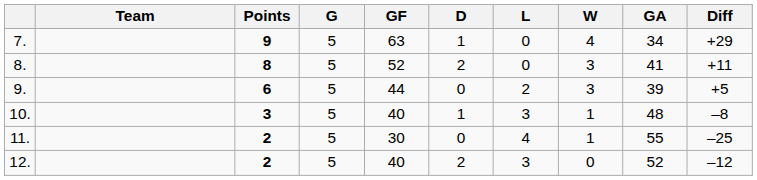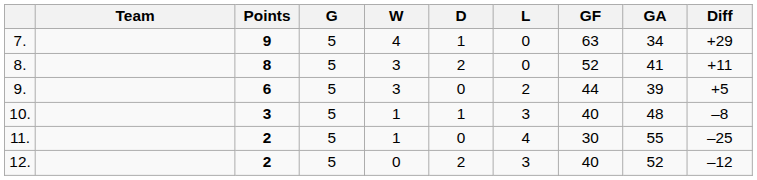columns swapped: (590, 16) <-> (396, 16)
